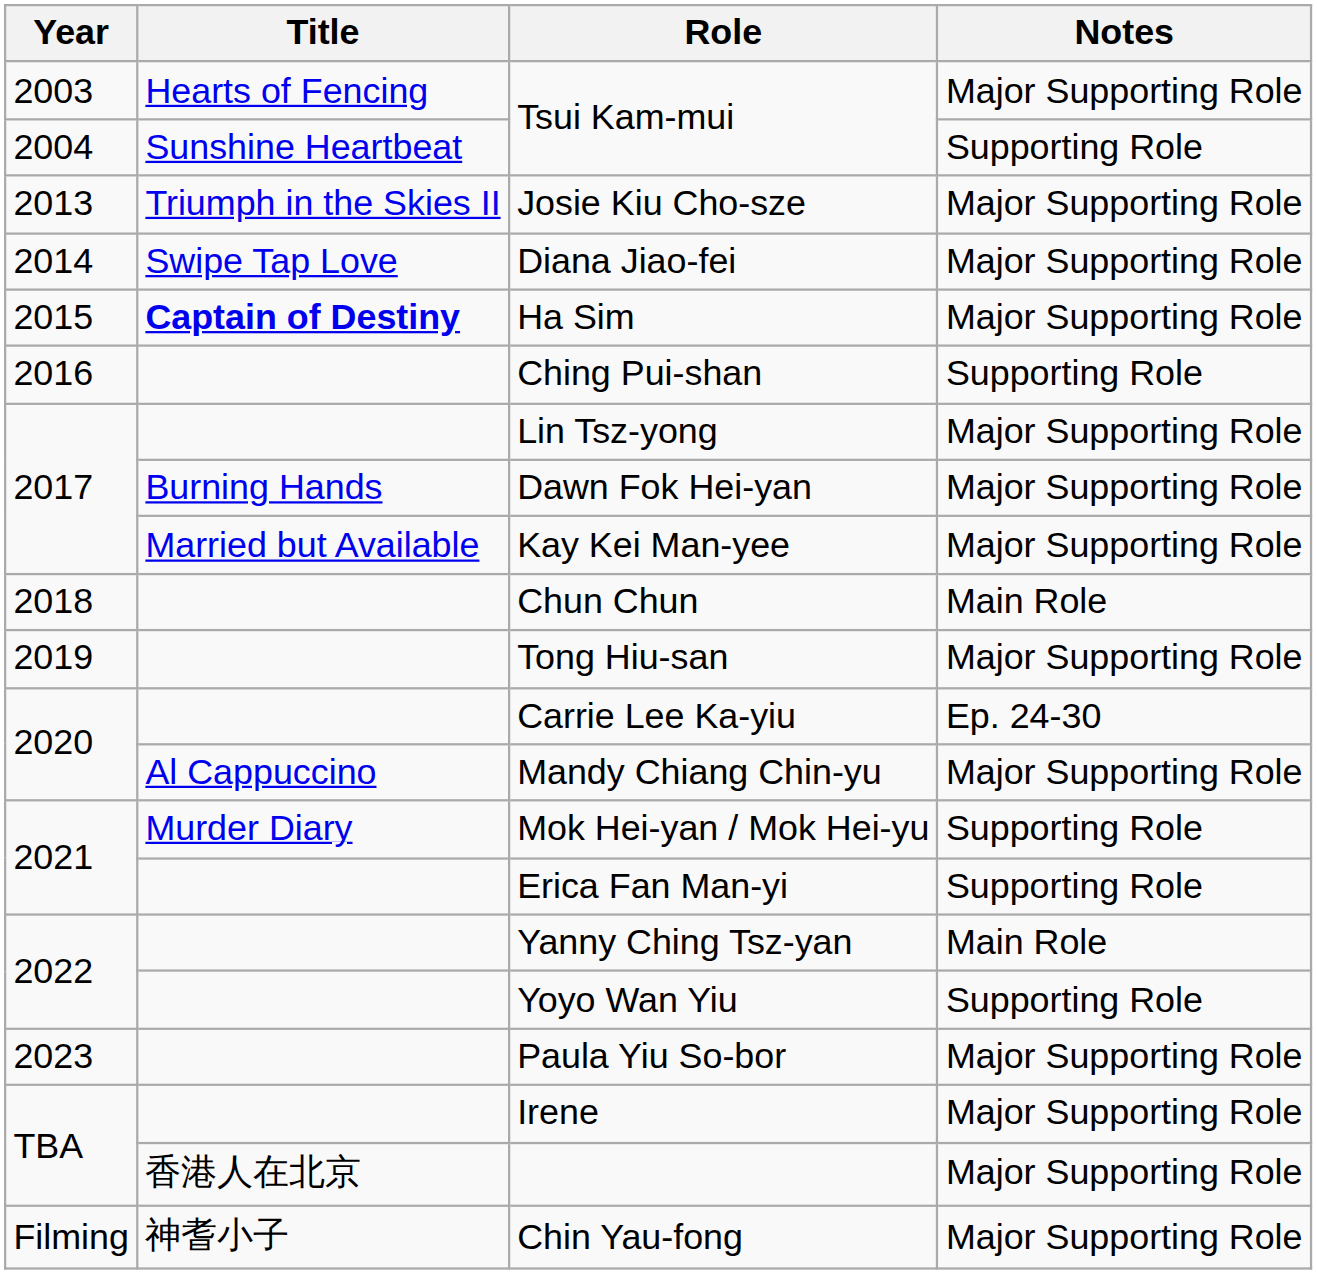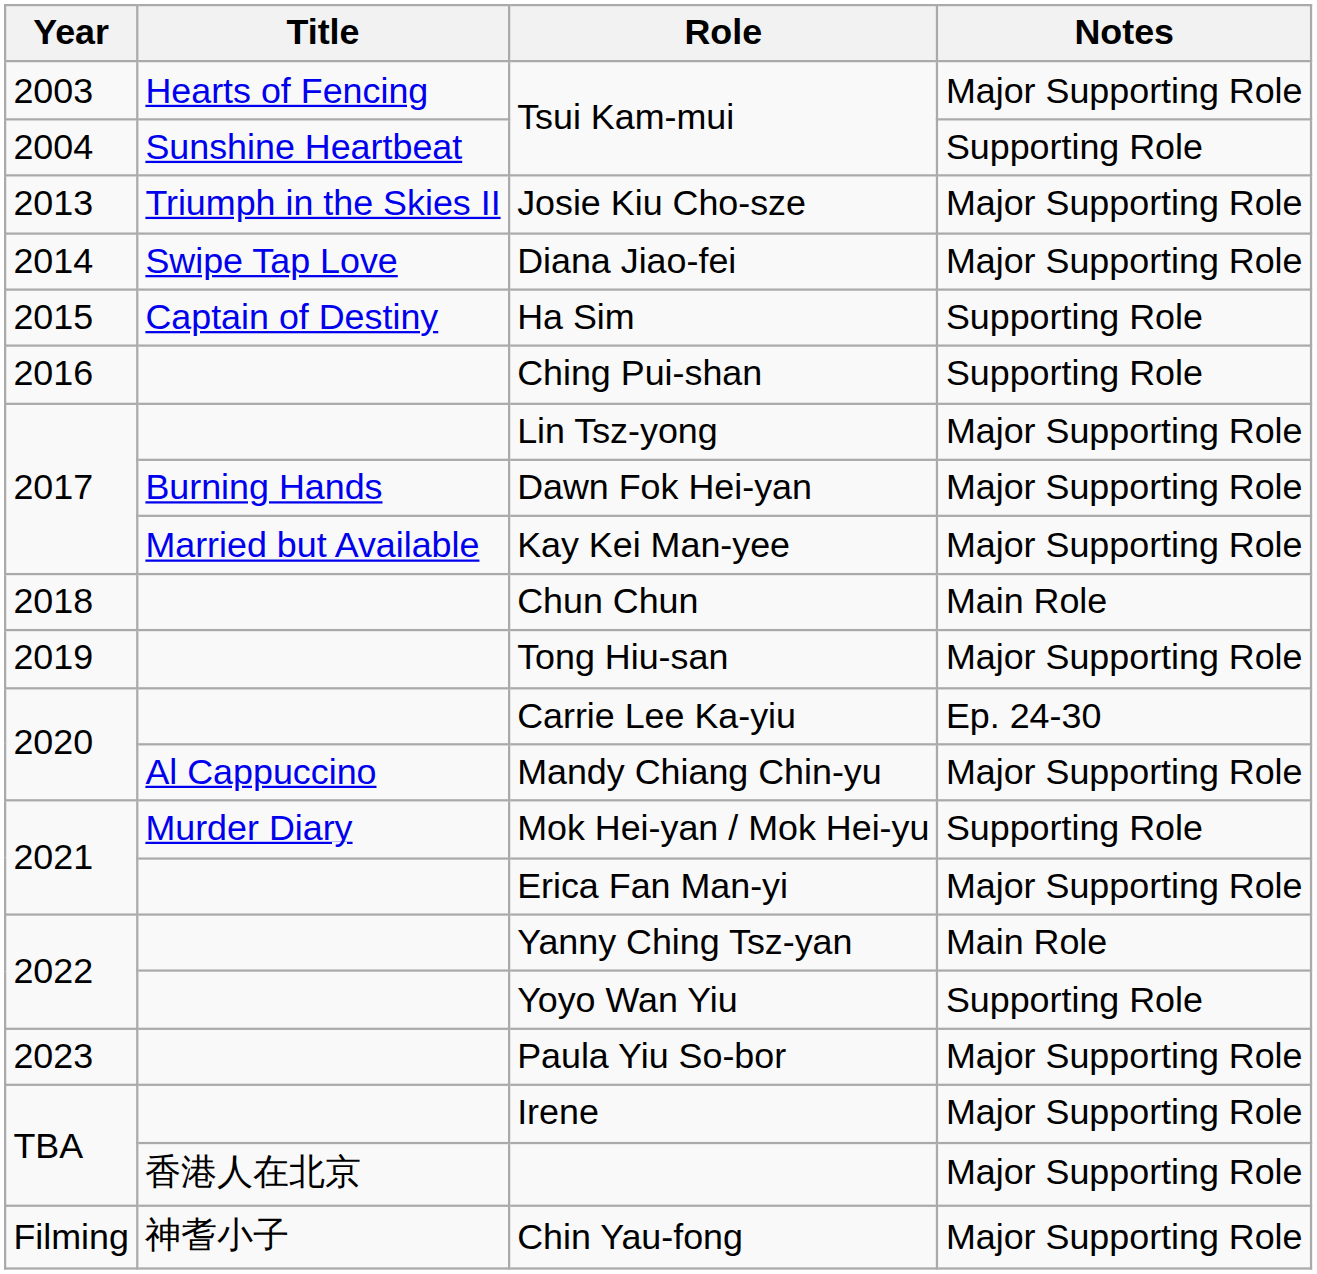(303, 317) bold -> (292, 317) normal
(1124, 317) Major Supporting Role -> (1074, 317) Supporting Role
(1074, 885) Supporting Role -> (1124, 885) Major Supporting Role
